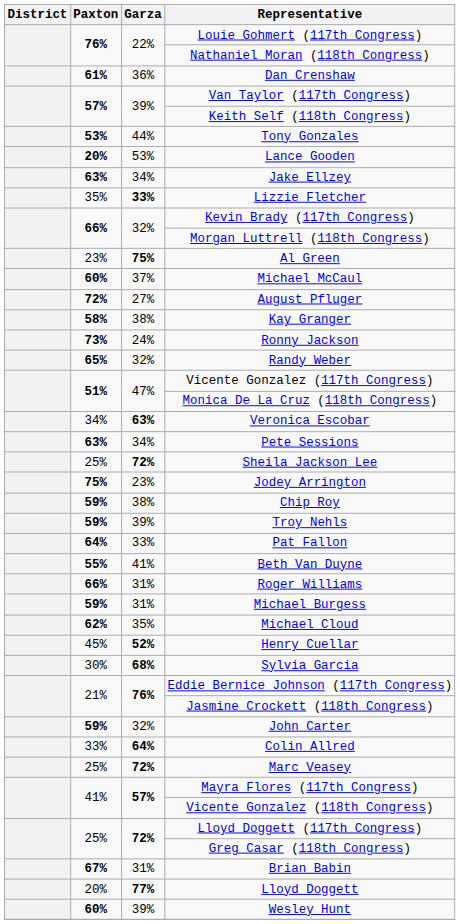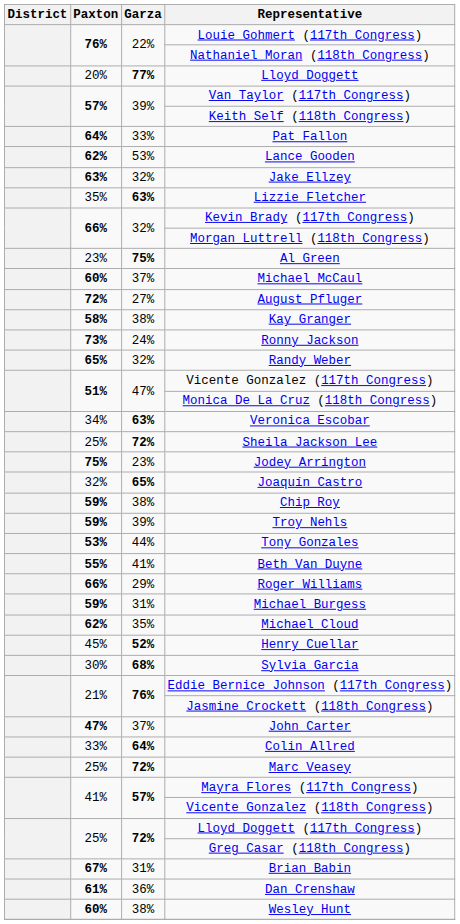rows swapped: (310, 76) <-> (310, 889)
rows swapped: (310, 543) <-> (310, 137)
(96, 157) 20% -> (96, 157) 62%
(143, 177) 34% -> (143, 177) 32%
(143, 198) 33% -> (143, 198) 63%
- row: (310, 442)
+ row: (310, 482)
(143, 584) 31% -> (143, 584) 29%
(96, 727) 59% -> (96, 727) 47%
(143, 727) 32% -> (143, 727) 37%
(143, 910) 39% -> (143, 910) 38%
